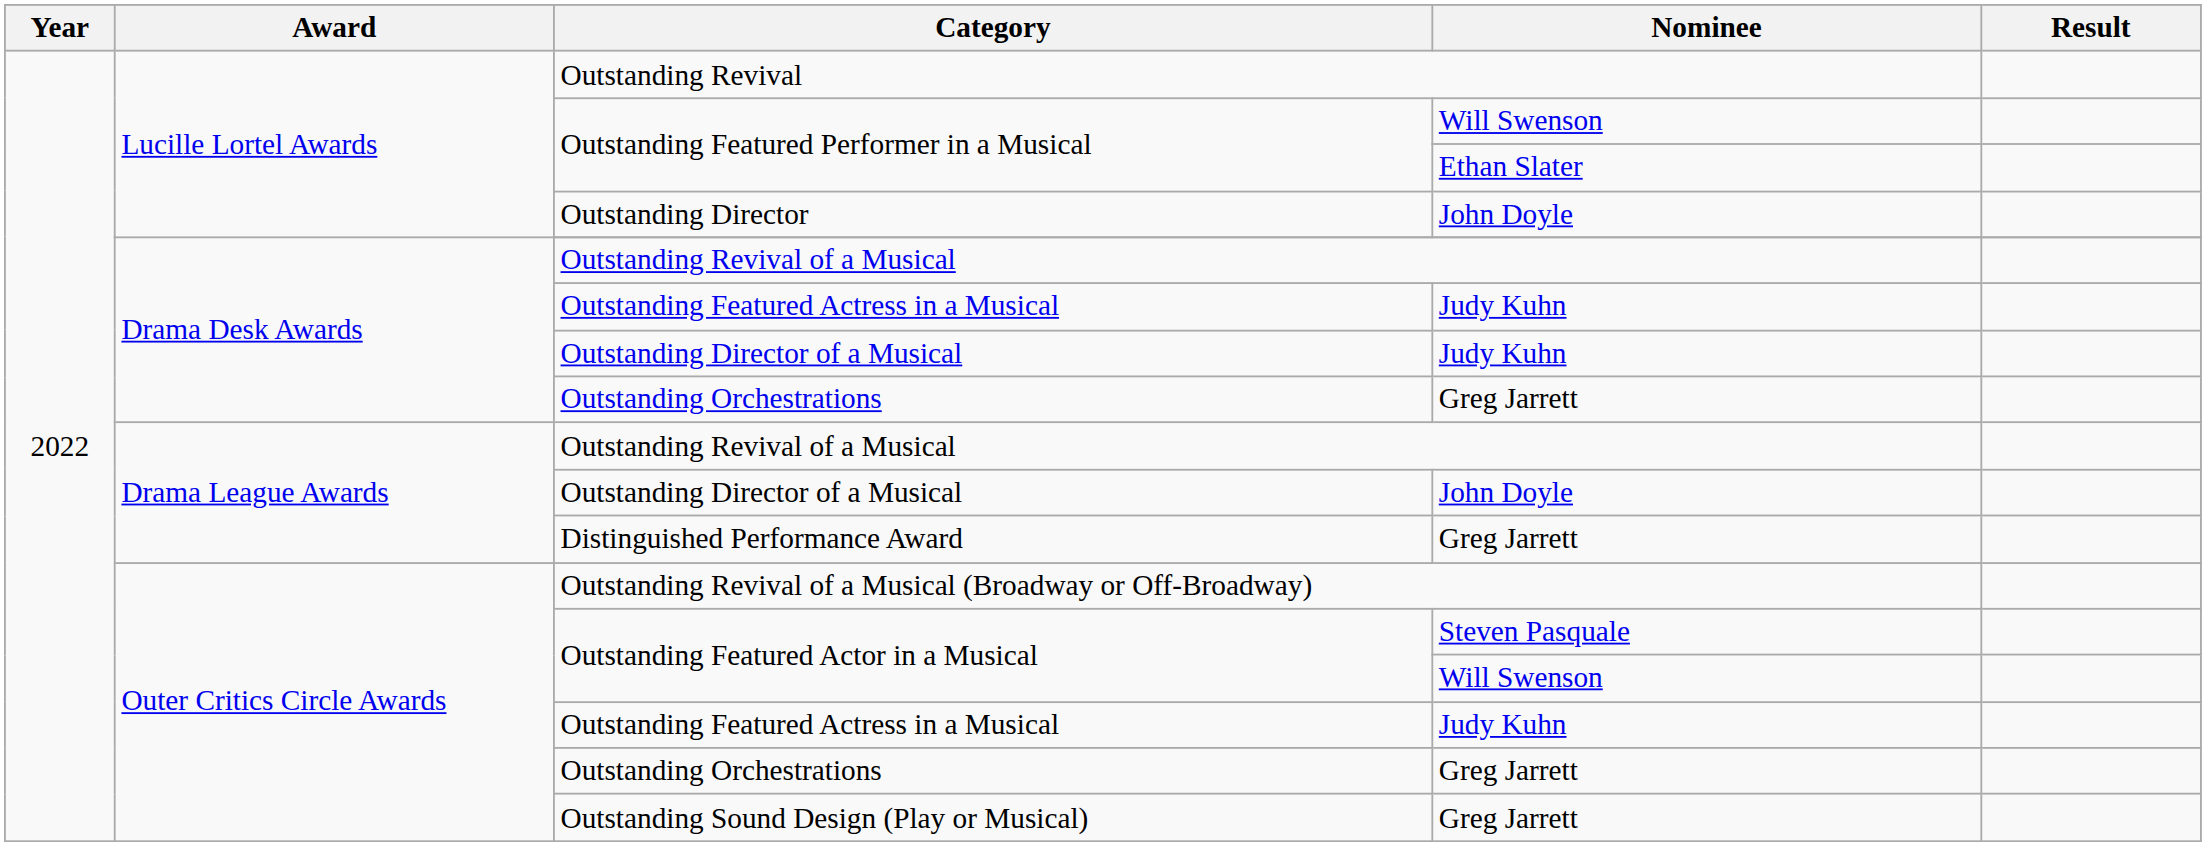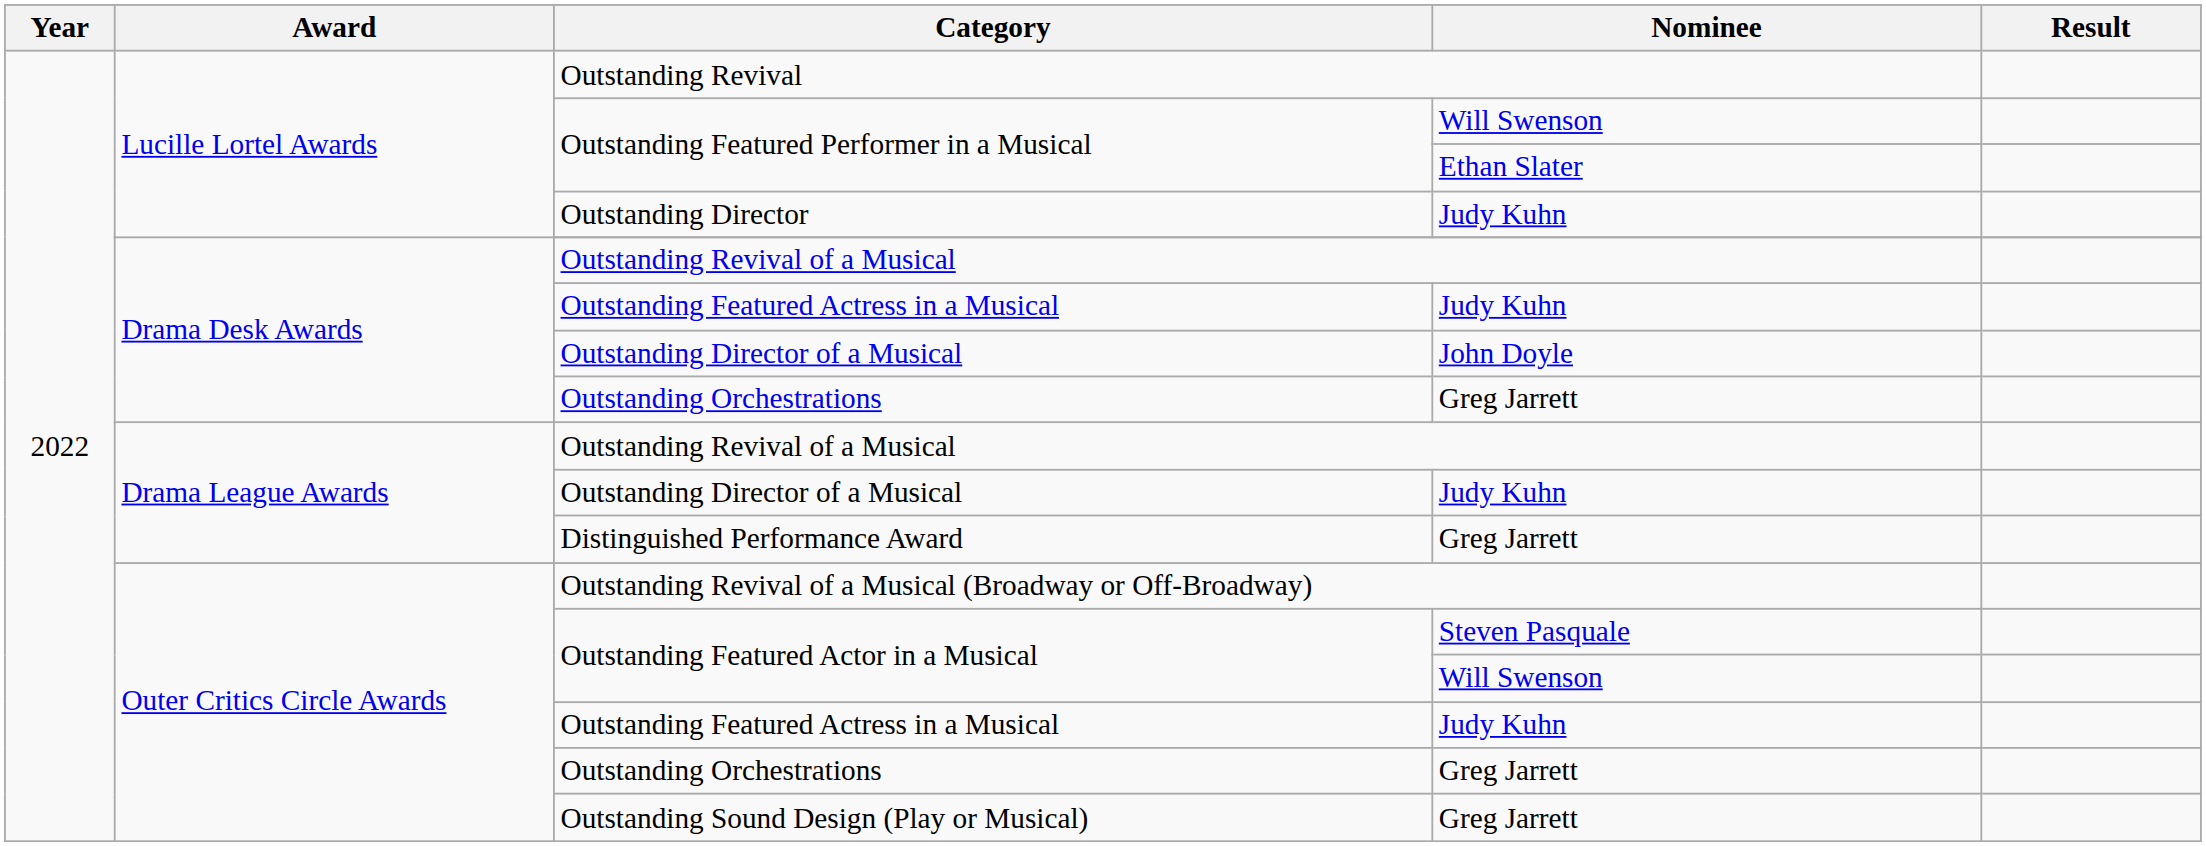(1506, 213) John Doyle -> (1503, 213) Judy Kuhn
(1503, 352) Judy Kuhn -> (1506, 352) John Doyle
(1506, 492) John Doyle -> (1503, 492) Judy Kuhn
